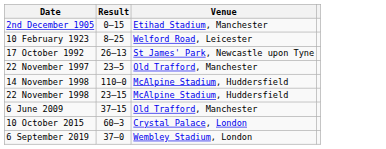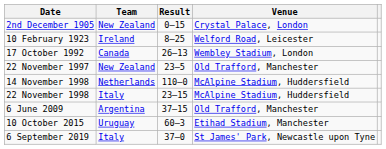+ column: (127, 11)
(201, 25) Etihad Stadium, Manchester -> (251, 25) Crystal Palace, London
(224, 53) St James' Park, Newcastle upon Tyne -> (254, 53) Wembley Stadium, London
(190, 123) Crystal Palace, London -> (261, 123) Etihad Stadium, Manchester
(193, 137) Wembley Stadium, London -> (285, 137) St James' Park, Newcastle upon Tyne
